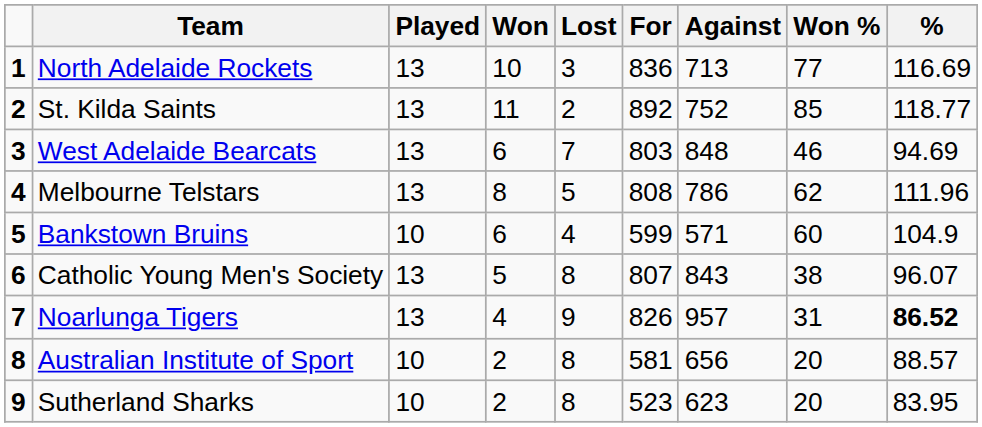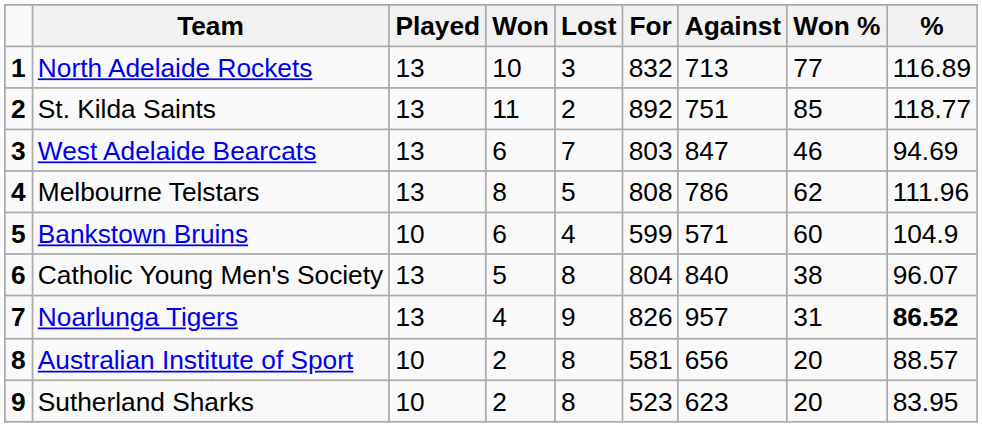(651, 67) 836 -> (651, 67) 832
(932, 67) 116.69 -> (932, 67) 116.89
(707, 109) 752 -> (707, 109) 751
(707, 151) 848 -> (707, 151) 847
(651, 276) 807 -> (651, 276) 804
(707, 276) 843 -> (707, 276) 840
